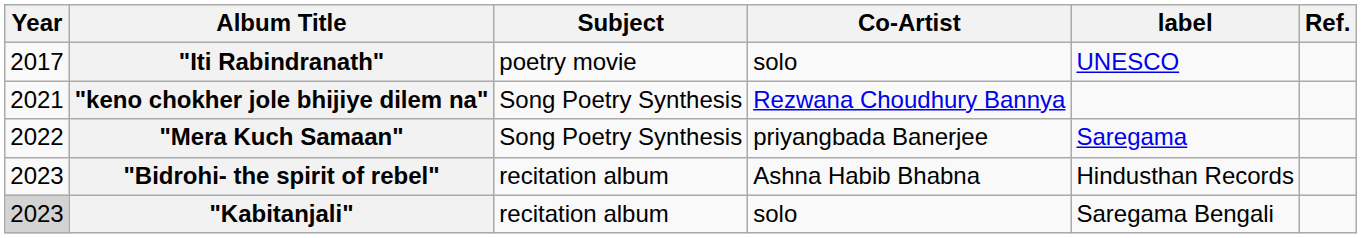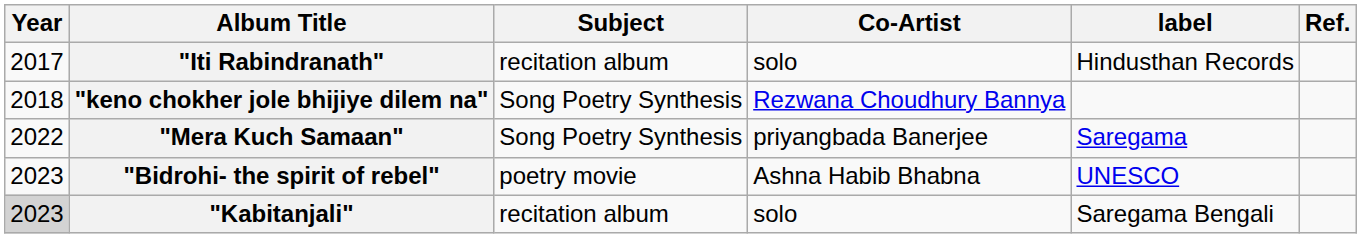(568, 61) poetry movie -> (584, 61) recitation album
(1128, 61) UNESCO -> (1185, 61) Hindusthan Records
(37, 99) 2021 -> (37, 99) 2018
(584, 175) recitation album -> (568, 175) poetry movie
(1185, 175) Hindusthan Records -> (1128, 175) UNESCO
